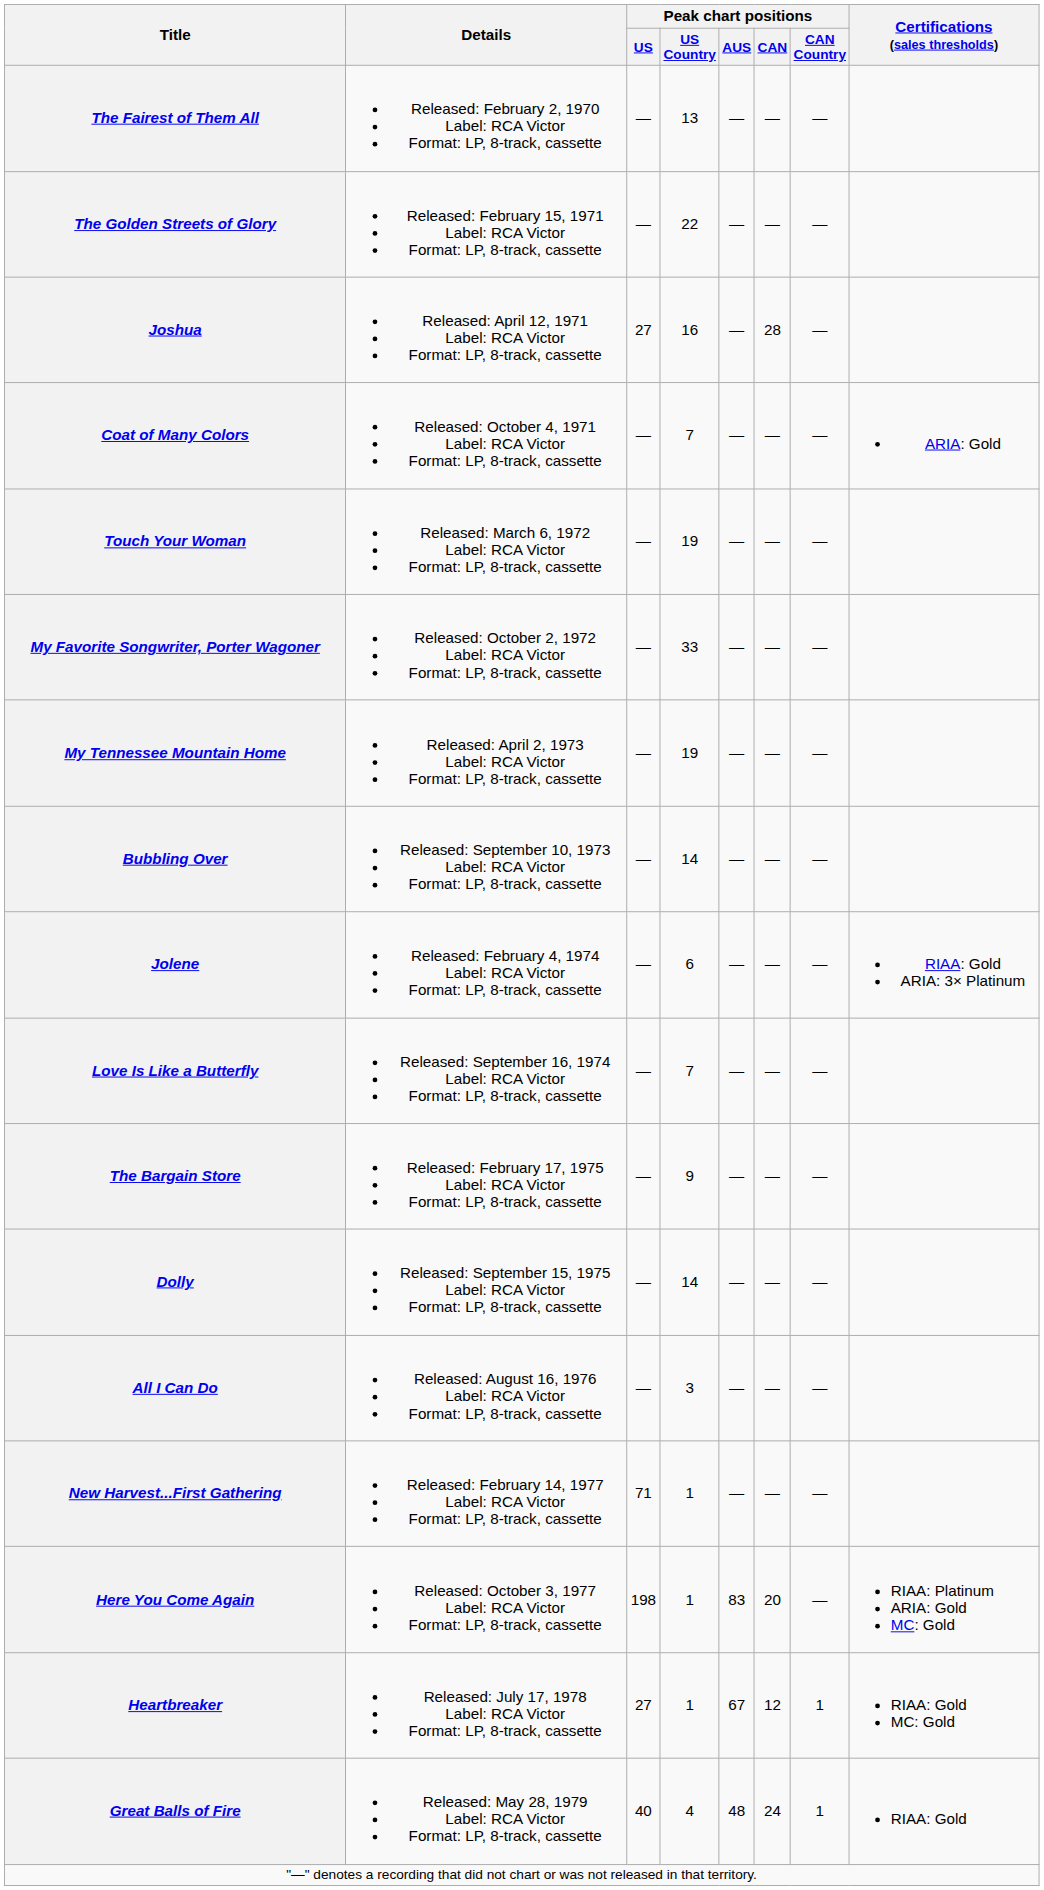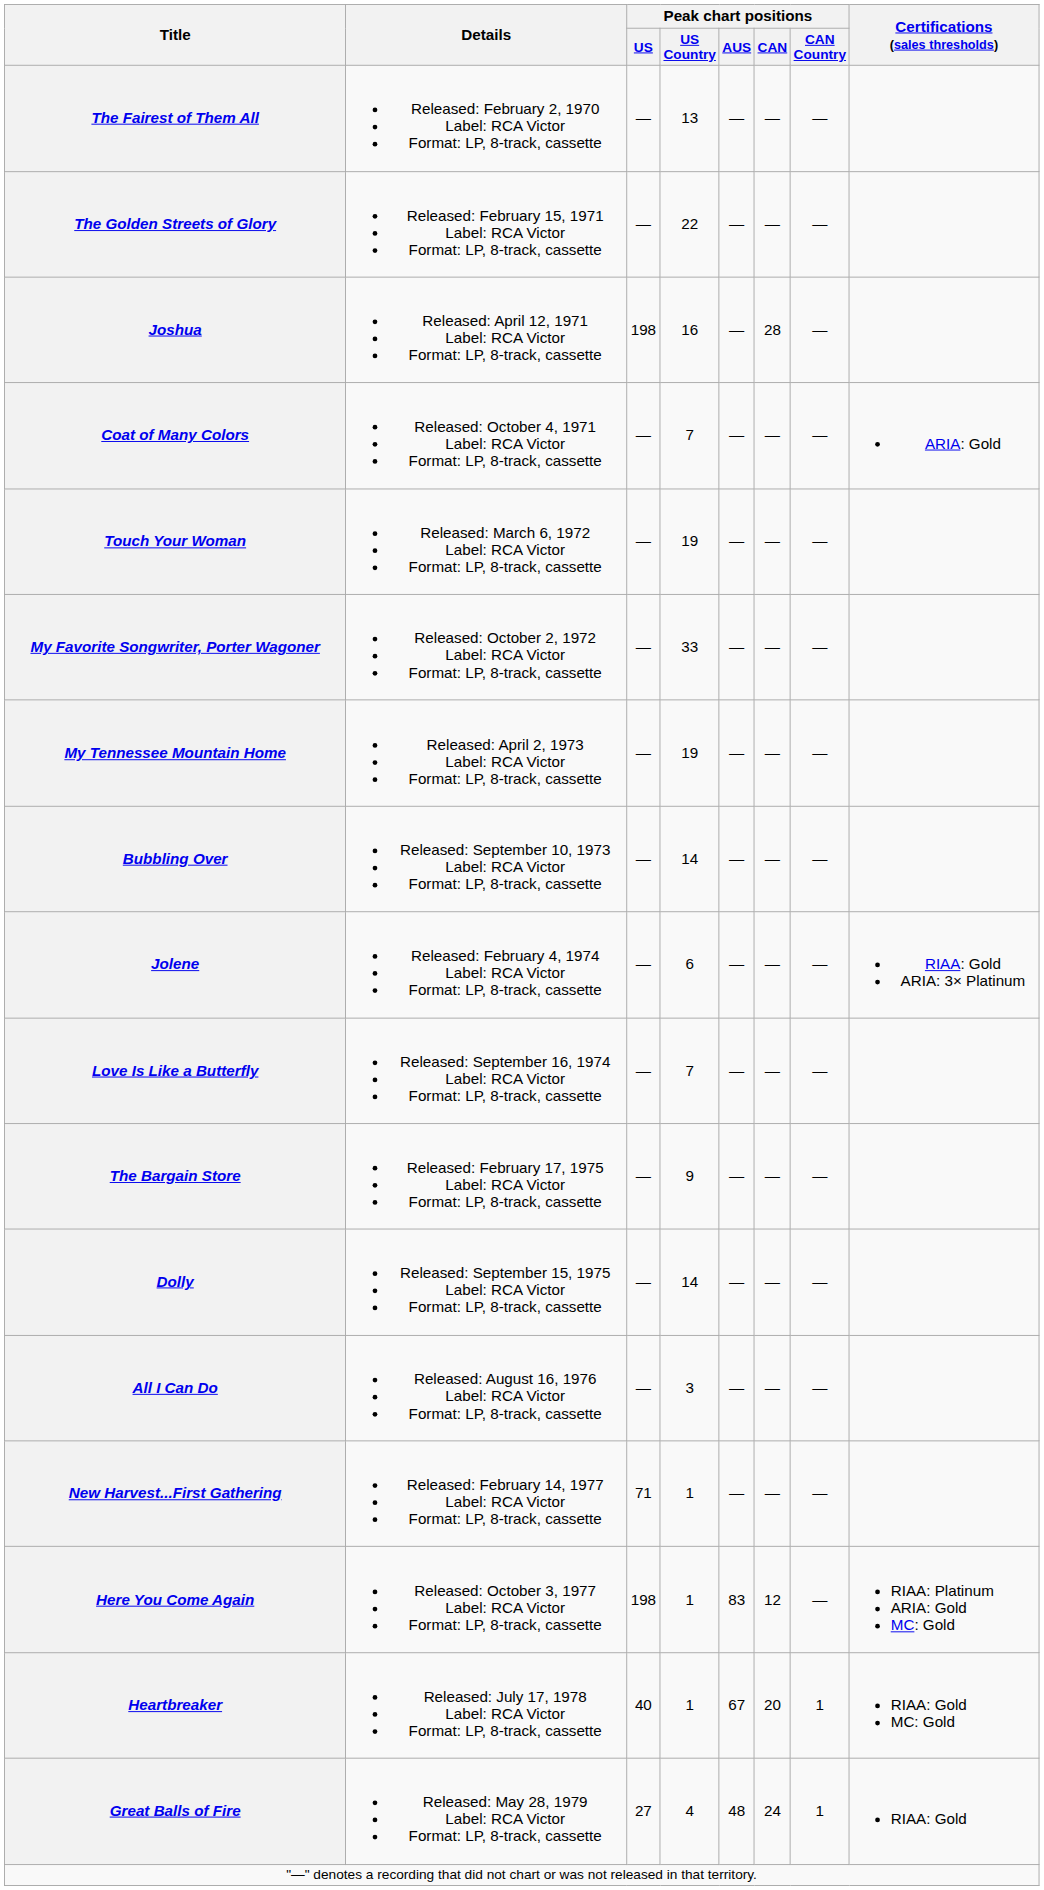(643, 329) 27 -> (643, 329) 198
(772, 1599) 20 -> (772, 1599) 12
(643, 1705) 27 -> (643, 1705) 40
(772, 1705) 12 -> (772, 1705) 20
(643, 1811) 40 -> (643, 1811) 27
